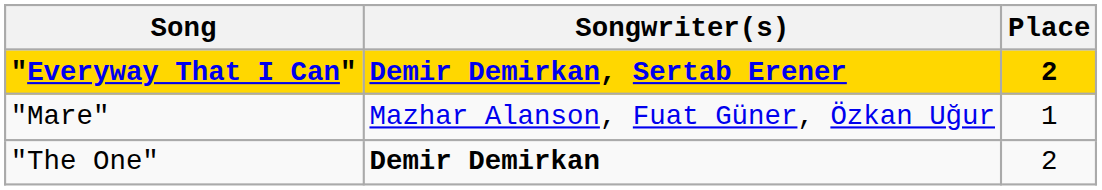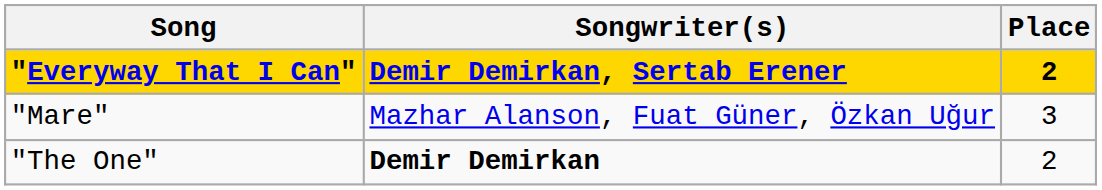(1049, 117) 1 -> (1049, 117) 3
